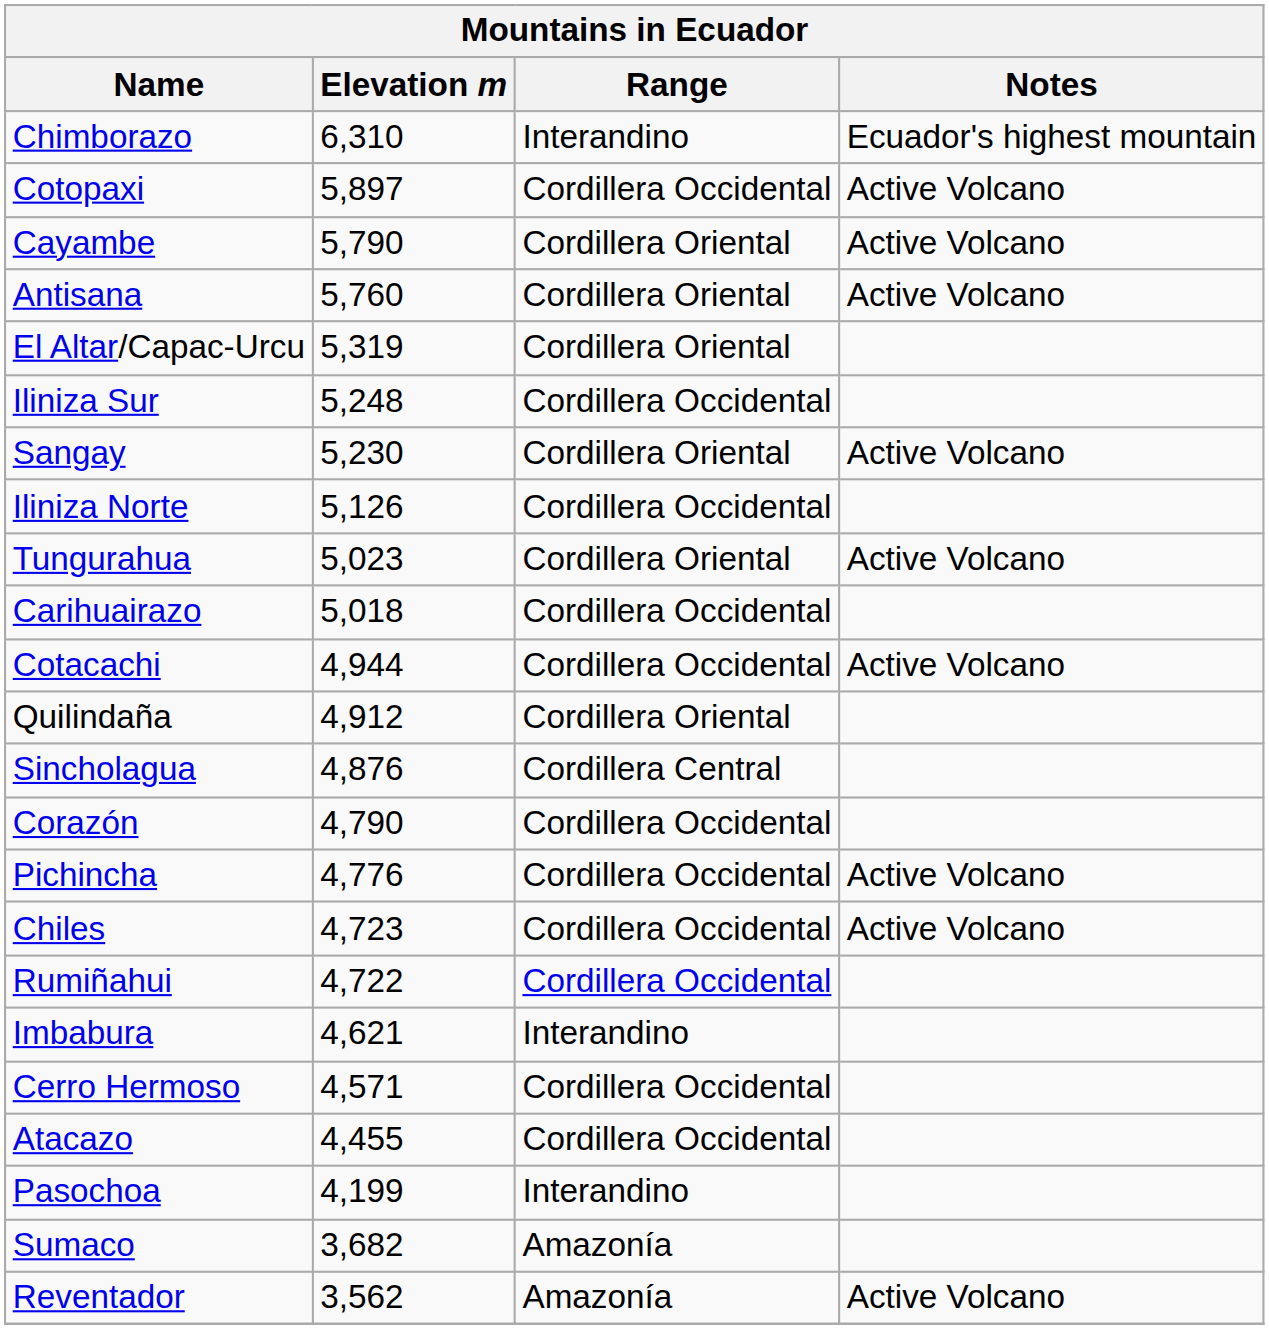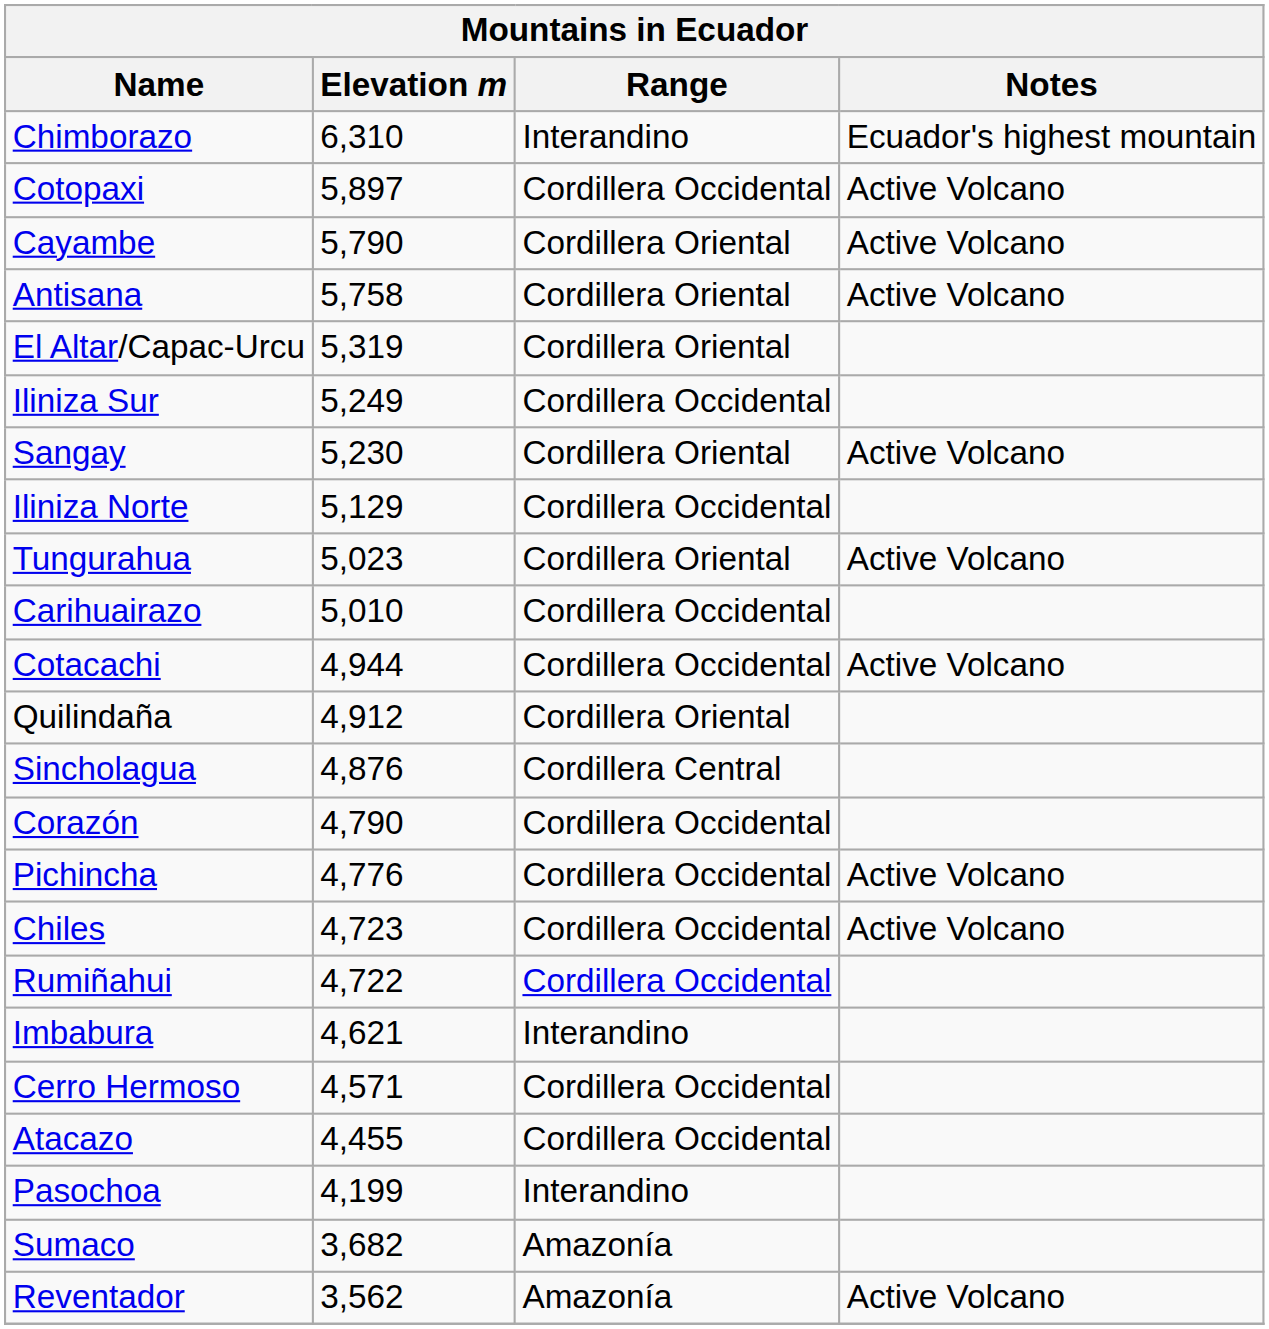(362, 294) 5,760 -> (362, 294) 5,758
(362, 400) 5,248 -> (362, 400) 5,249
(362, 505) 5,126 -> (362, 505) 5,129
(362, 611) 5,018 -> (362, 611) 5,010
